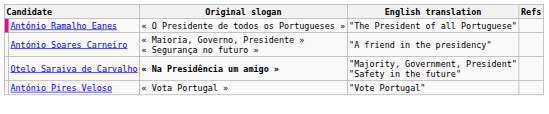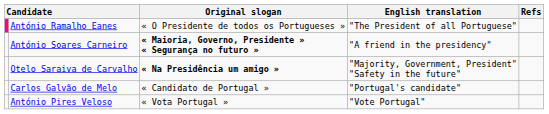(223, 44) normal -> (223, 44) bold
+ row: (64, 87)
